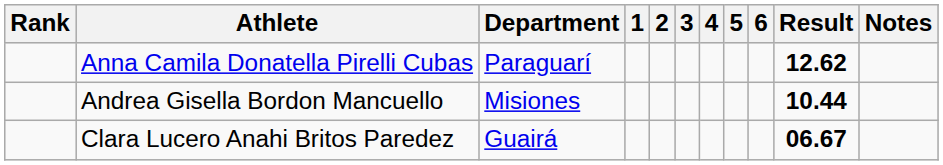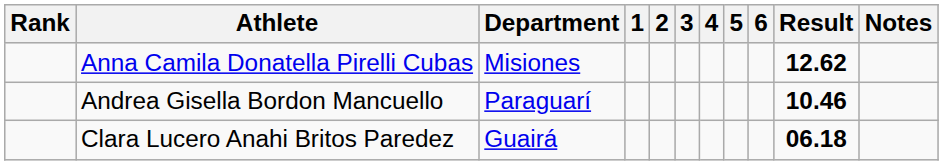(538, 62) Paraguarí -> (532, 62) Misiones
(532, 100) Misiones -> (538, 100) Paraguarí
(816, 100) 10.44 -> (816, 100) 10.46
(816, 139) 06.67 -> (816, 139) 06.18
